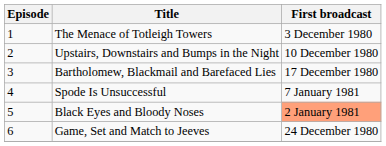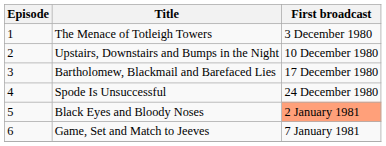(322, 92) 7 January 1981 -> (331, 92) 24 December 1980
(331, 131) 24 December 1980 -> (322, 131) 7 January 1981
